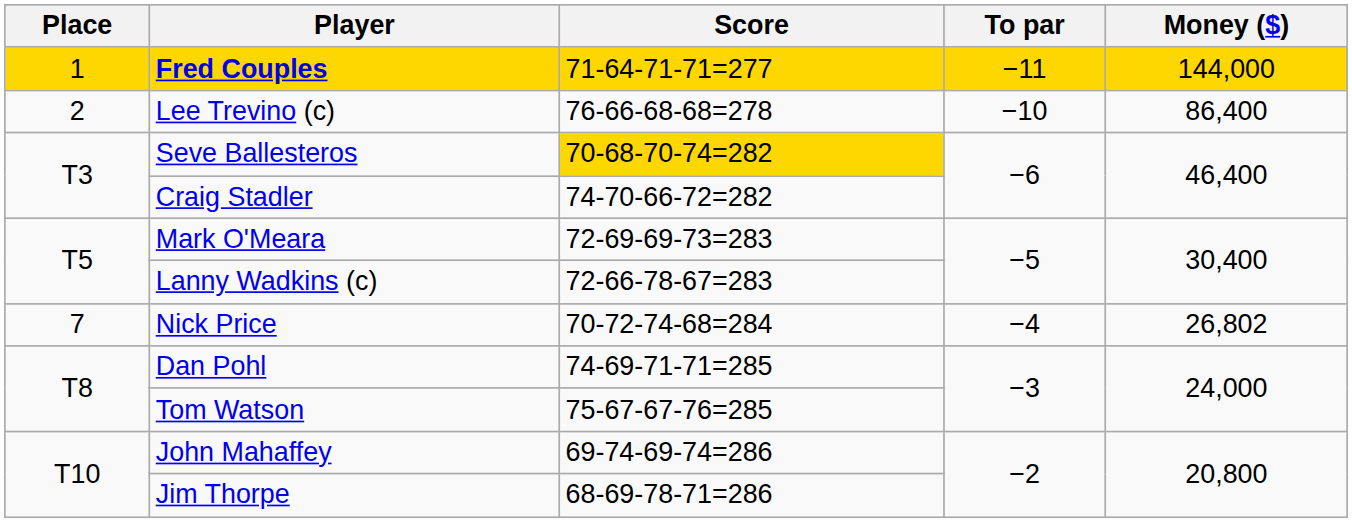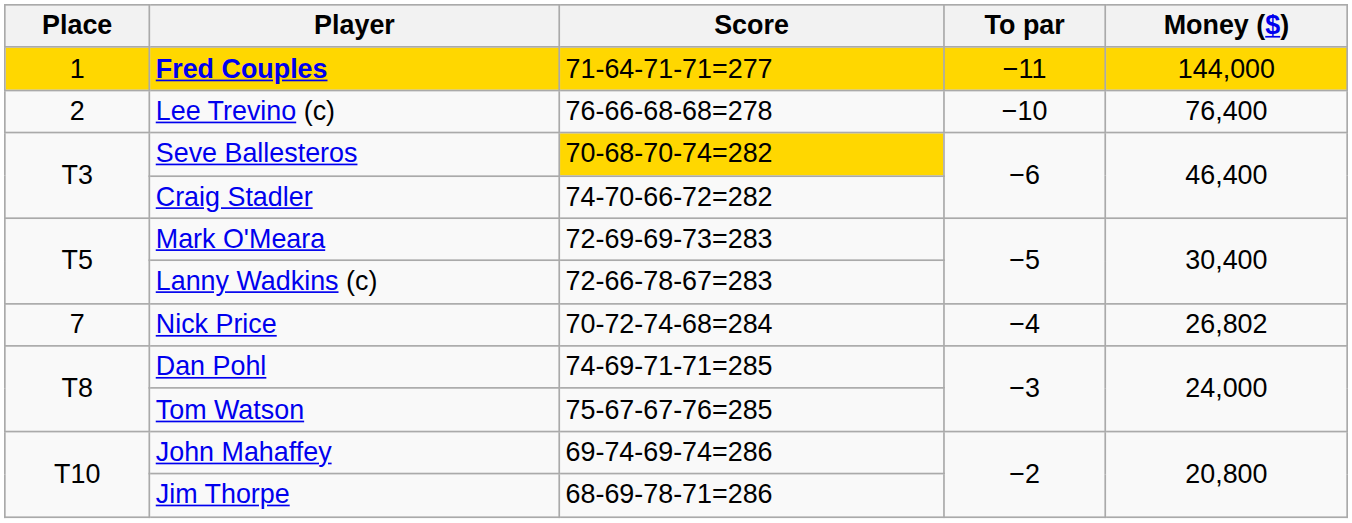(1226, 111) 86,400 -> (1226, 111) 76,400
